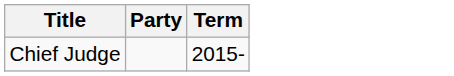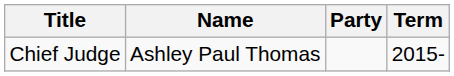+ column: (225, 20)
